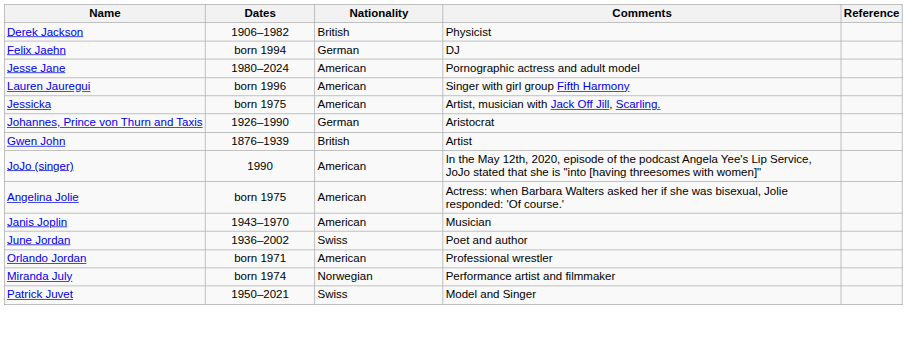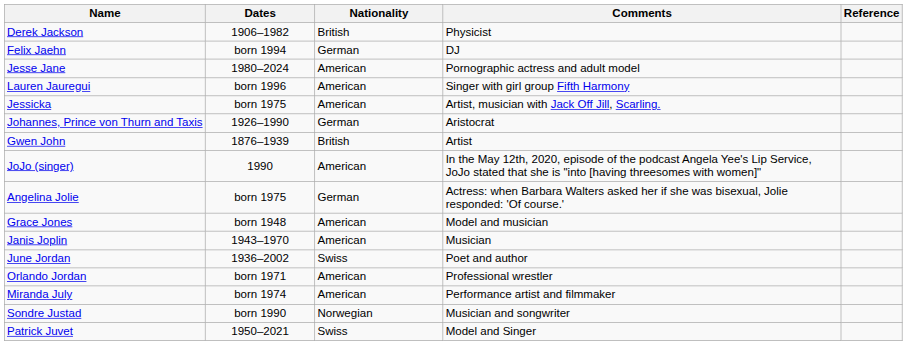(342, 197) American -> (338, 197) German
+ row: (40, 222)
(345, 277) Norwegian -> (342, 295) American
+ row: (44, 313)
